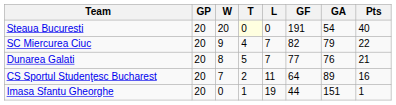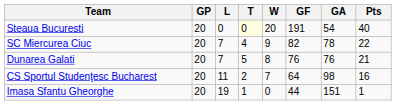columns swapped: (227, 12) <-> (274, 12)
(329, 44) 79 -> (329, 44) 78
(294, 60) 77 -> (294, 60) 76
(329, 76) 89 -> (329, 76) 98
